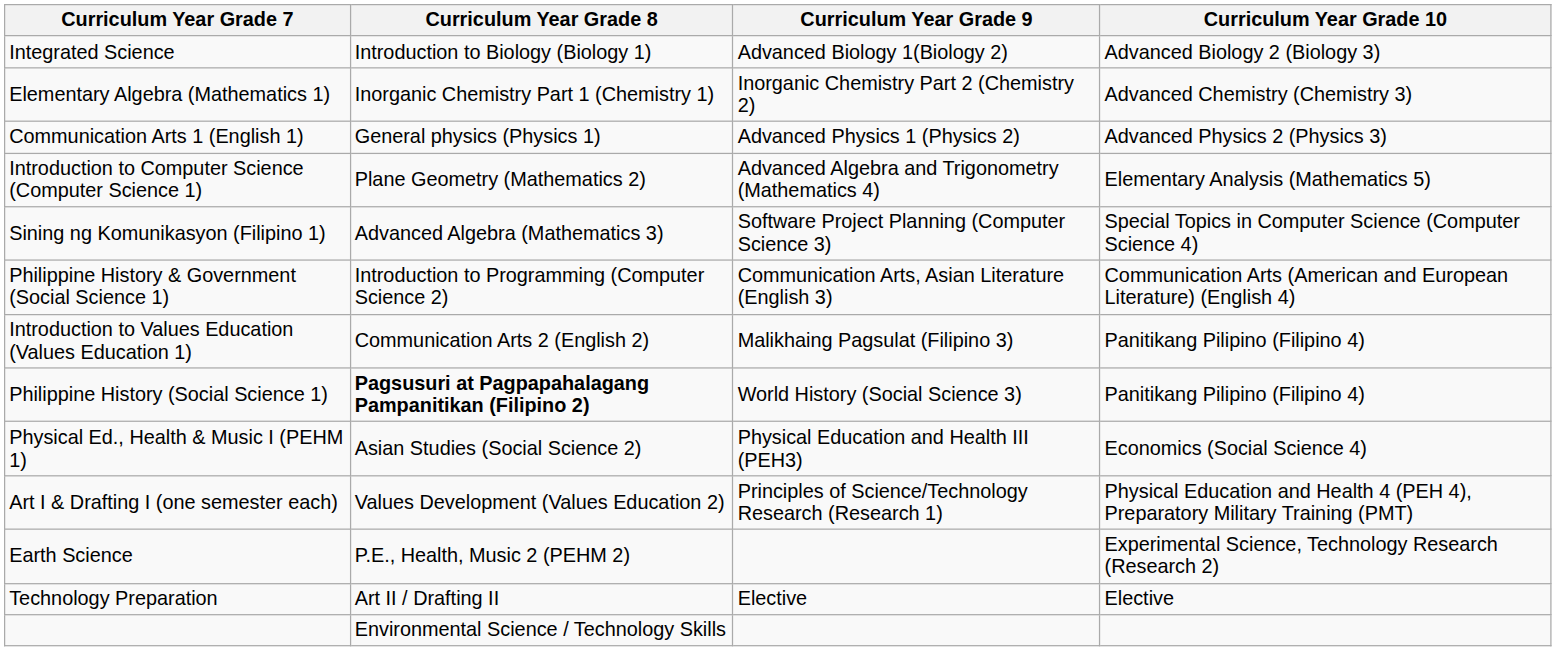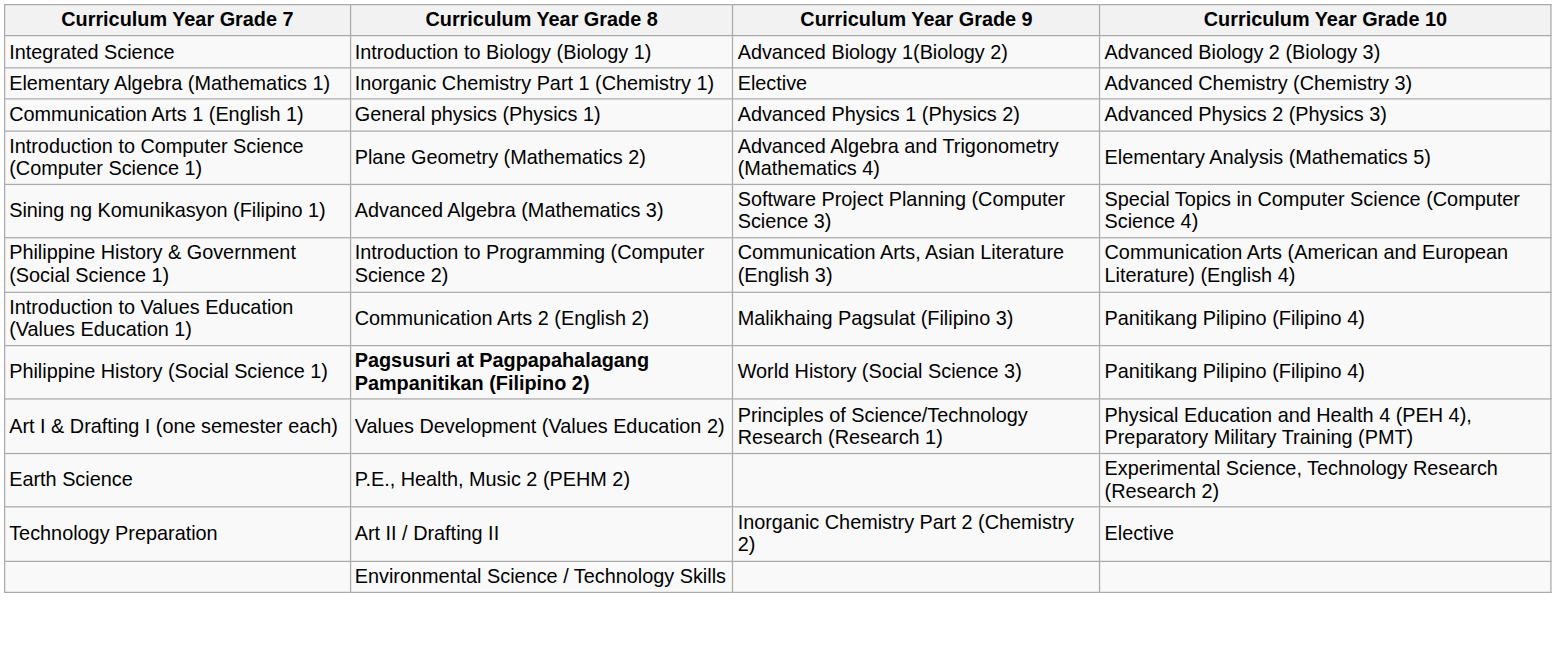(906, 94) Inorganic Chemistry Part 2 (Chemistry 2) -> (772, 83) Elective
- row: (176, 448)
(772, 598) Elective -> (906, 533) Inorganic Chemistry Part 2 (Chemistry 2)
